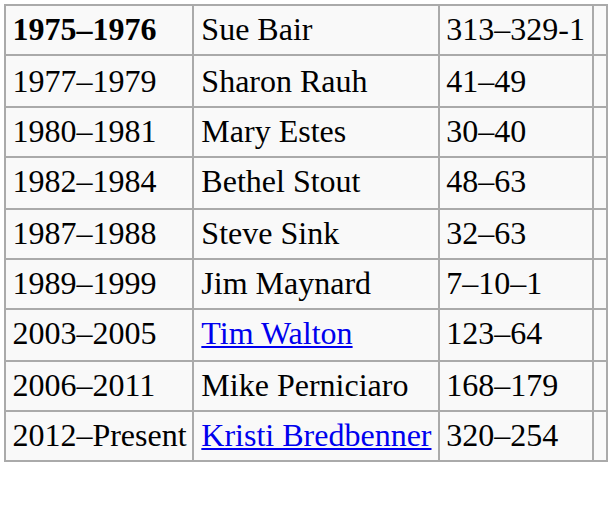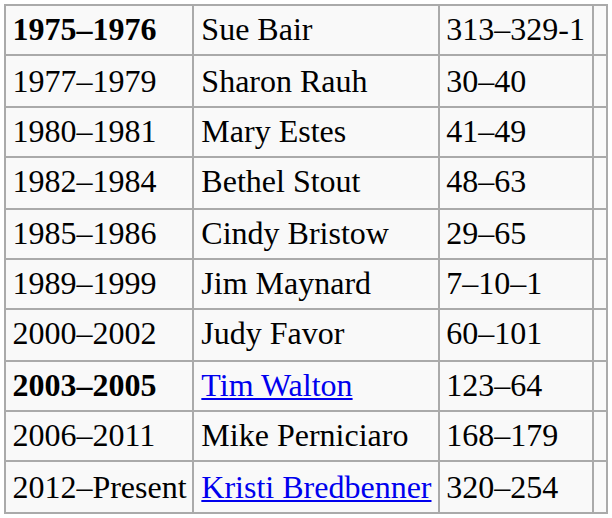(486, 80) 41–49 -> (486, 80) 30–40
(486, 131) 30–40 -> (486, 131) 41–49
+ row: (295, 232)
- row: (270, 232)
+ row: (273, 334)
(84, 334) normal -> (84, 385) bold
